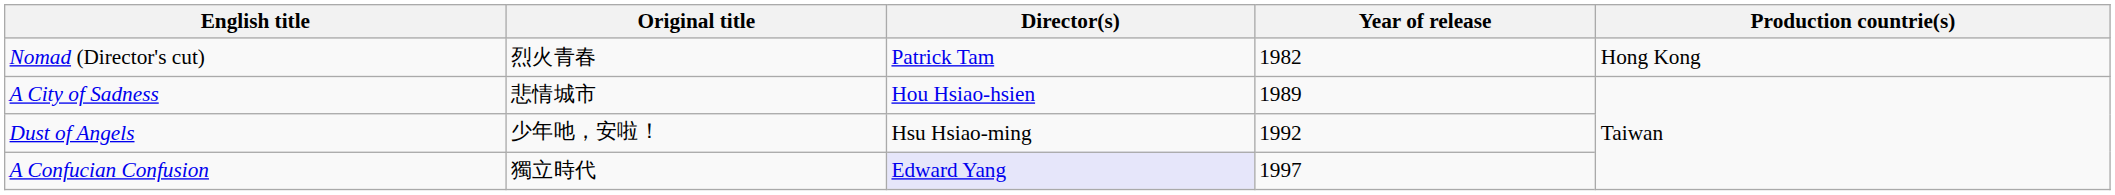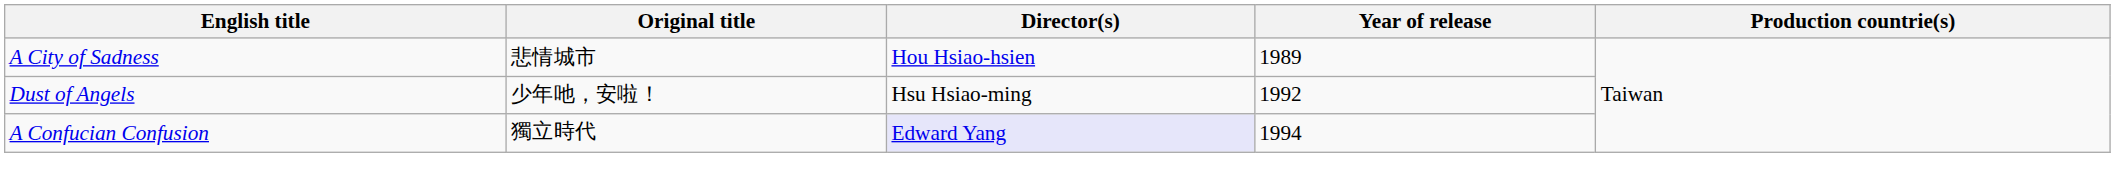- row: (107, 57)
(1280, 170) 1997 -> (1280, 132) 1994
